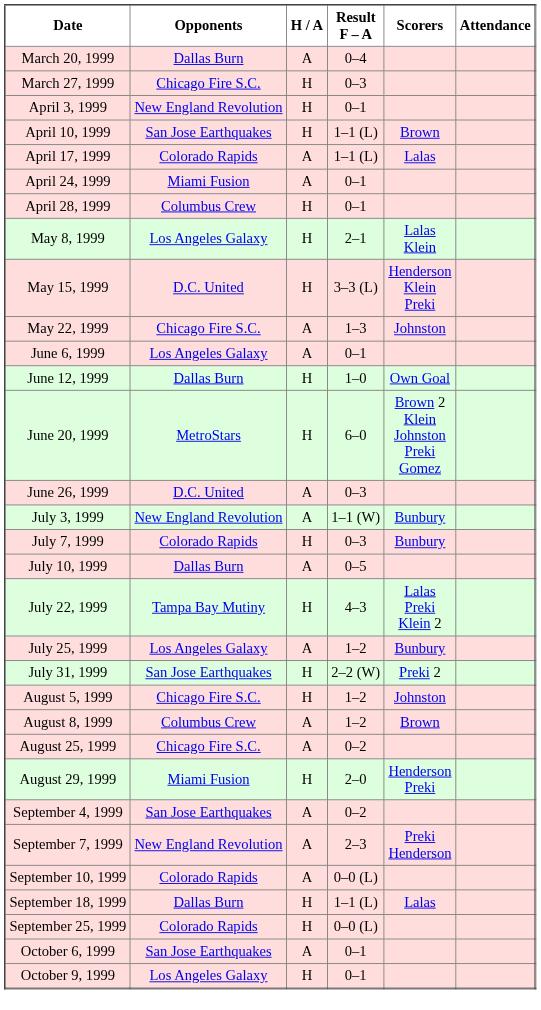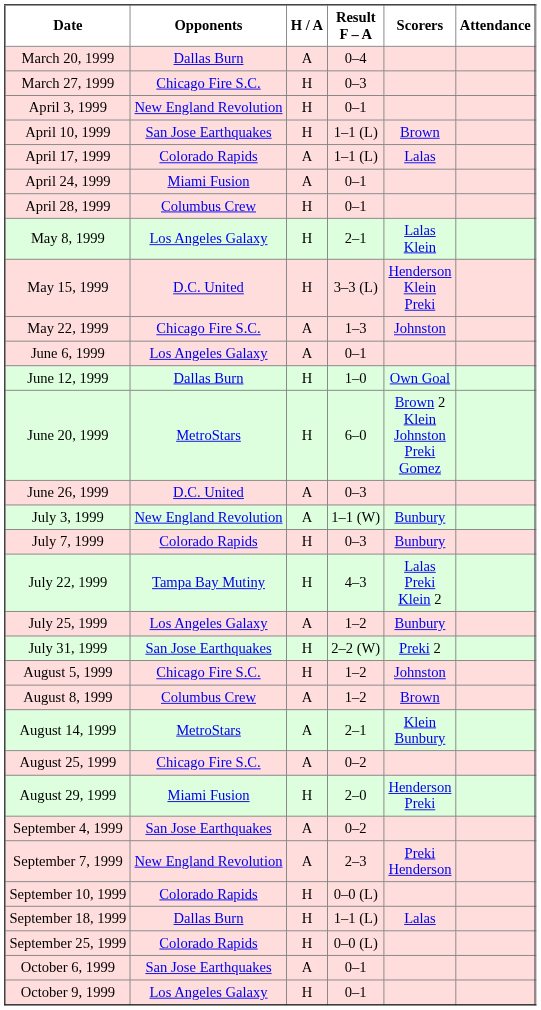- row: (68, 566)
+ row: (68, 730)
(307, 877) A -> (307, 894) H
